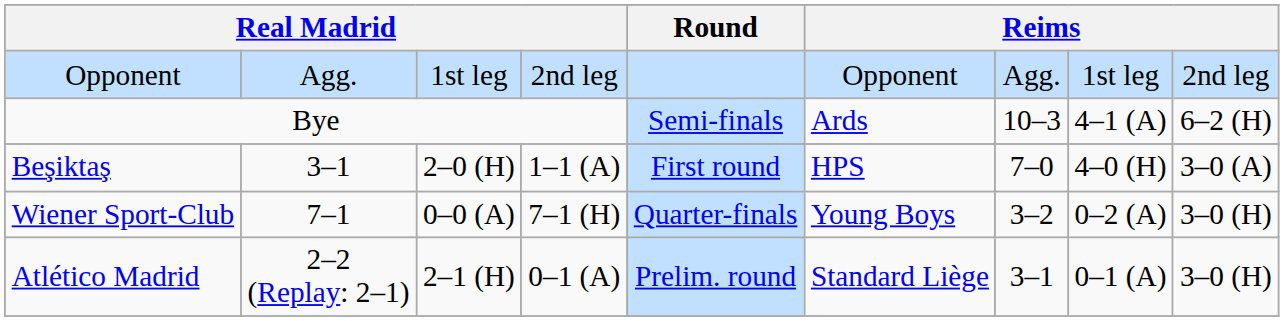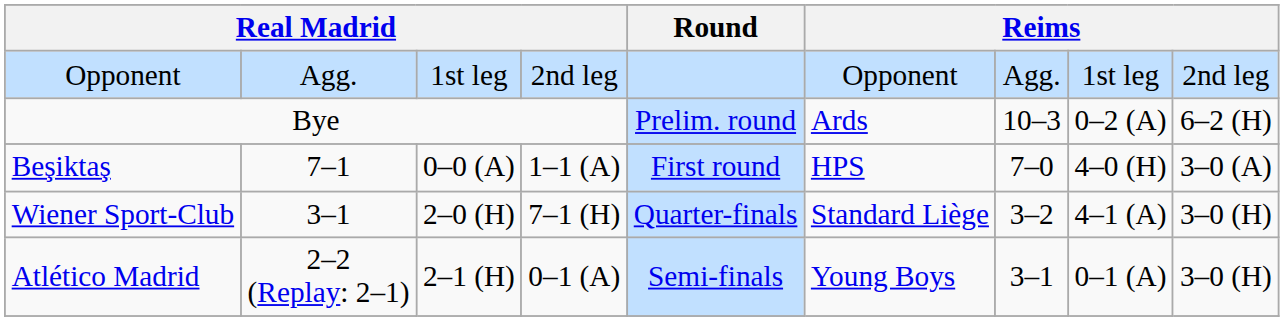(716, 120) Semi-finals -> (716, 120) Prelim. round
(1120, 120) 4–1 (A) -> (1120, 120) 0–2 (A)
(329, 167) 3–1 -> (329, 167) 7–1
(469, 167) 2–0 (H) -> (469, 167) 0–0 (A)
(329, 213) 7–1 -> (329, 213) 3–1
(469, 213) 0–0 (A) -> (469, 213) 2–0 (H)
(883, 213) Young Boys -> (900, 213) Standard Liège
(1120, 213) 0–2 (A) -> (1120, 213) 4–1 (A)
(716, 276) Prelim. round -> (716, 276) Semi-finals
(900, 276) Standard Liège -> (883, 276) Young Boys
